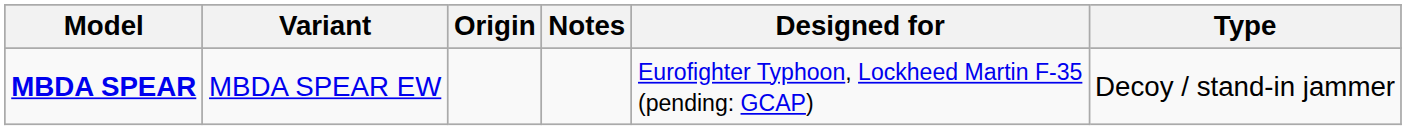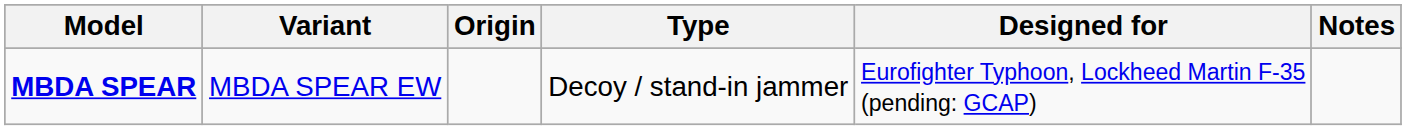columns swapped: (1245, 26) <-> (587, 26)
